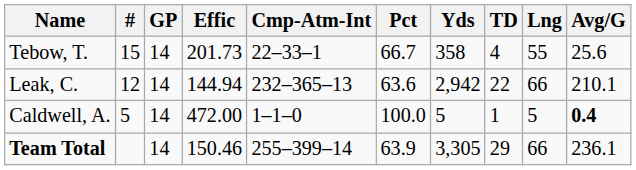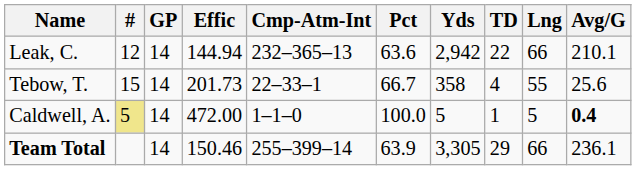rows swapped: (44, 84) <-> (49, 52)
(125, 116) no background -> (125, 116) khaki background
